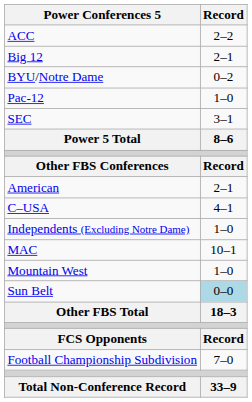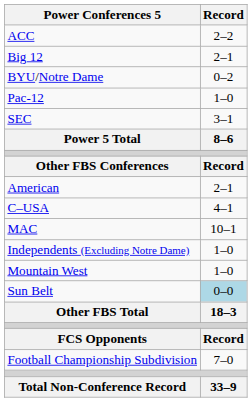rows swapped: (98, 229) <-> (22, 249)
